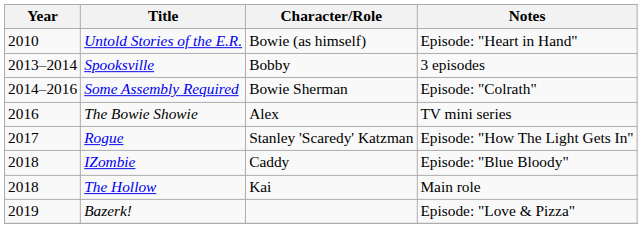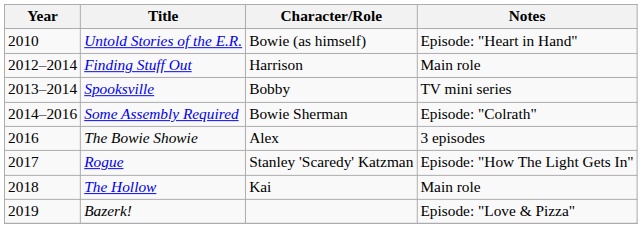+ row: (138, 65)
(453, 65) 3 episodes -> (466, 89) TV mini series
(466, 114) TV mini series -> (453, 138) 3 episodes
- row: (110, 162)
